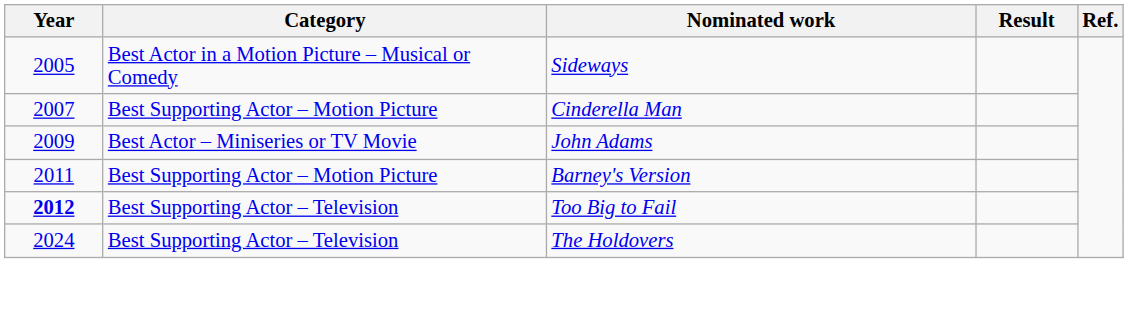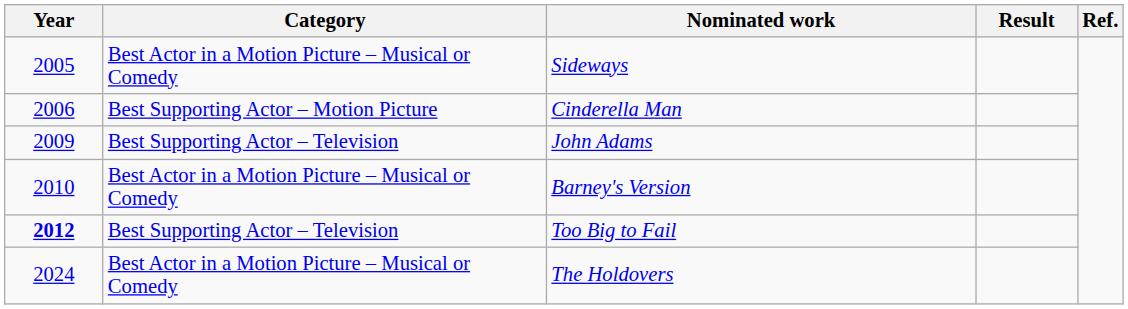(54, 109) 2007 -> (54, 109) 2006
(262, 142) Best Actor – Miniseries or TV Movie -> (253, 142) Best Supporting Actor – Television
(54, 175) 2011 -> (54, 186) 2010
(273, 175) Best Supporting Actor – Motion Picture -> (289, 186) Best Actor in a Motion Picture – Musical or Comedy
(253, 240) Best Supporting Actor – Television -> (289, 275) Best Actor in a Motion Picture – Musical or Comedy
